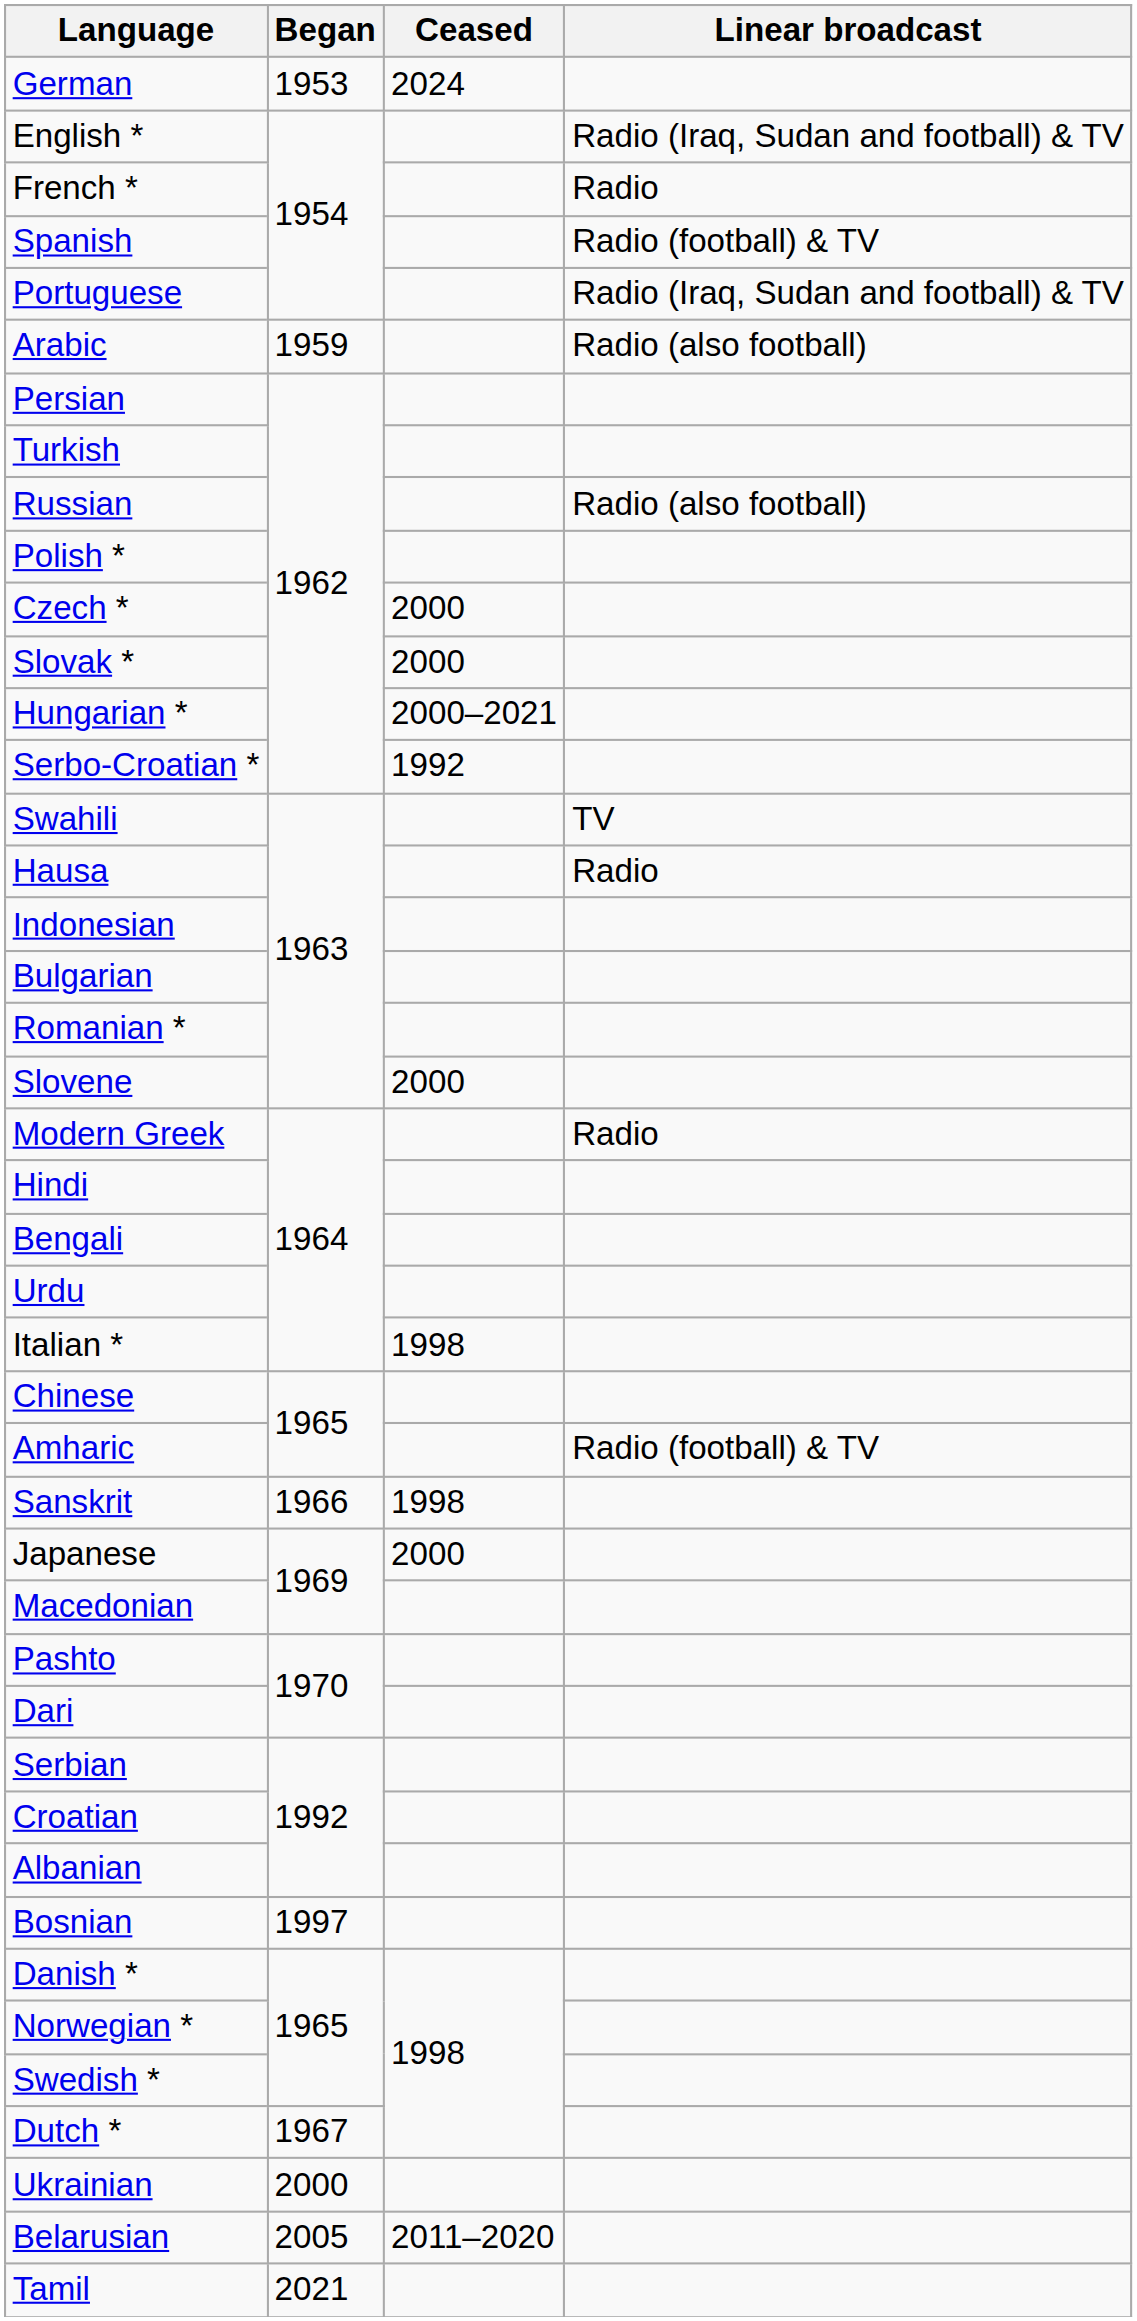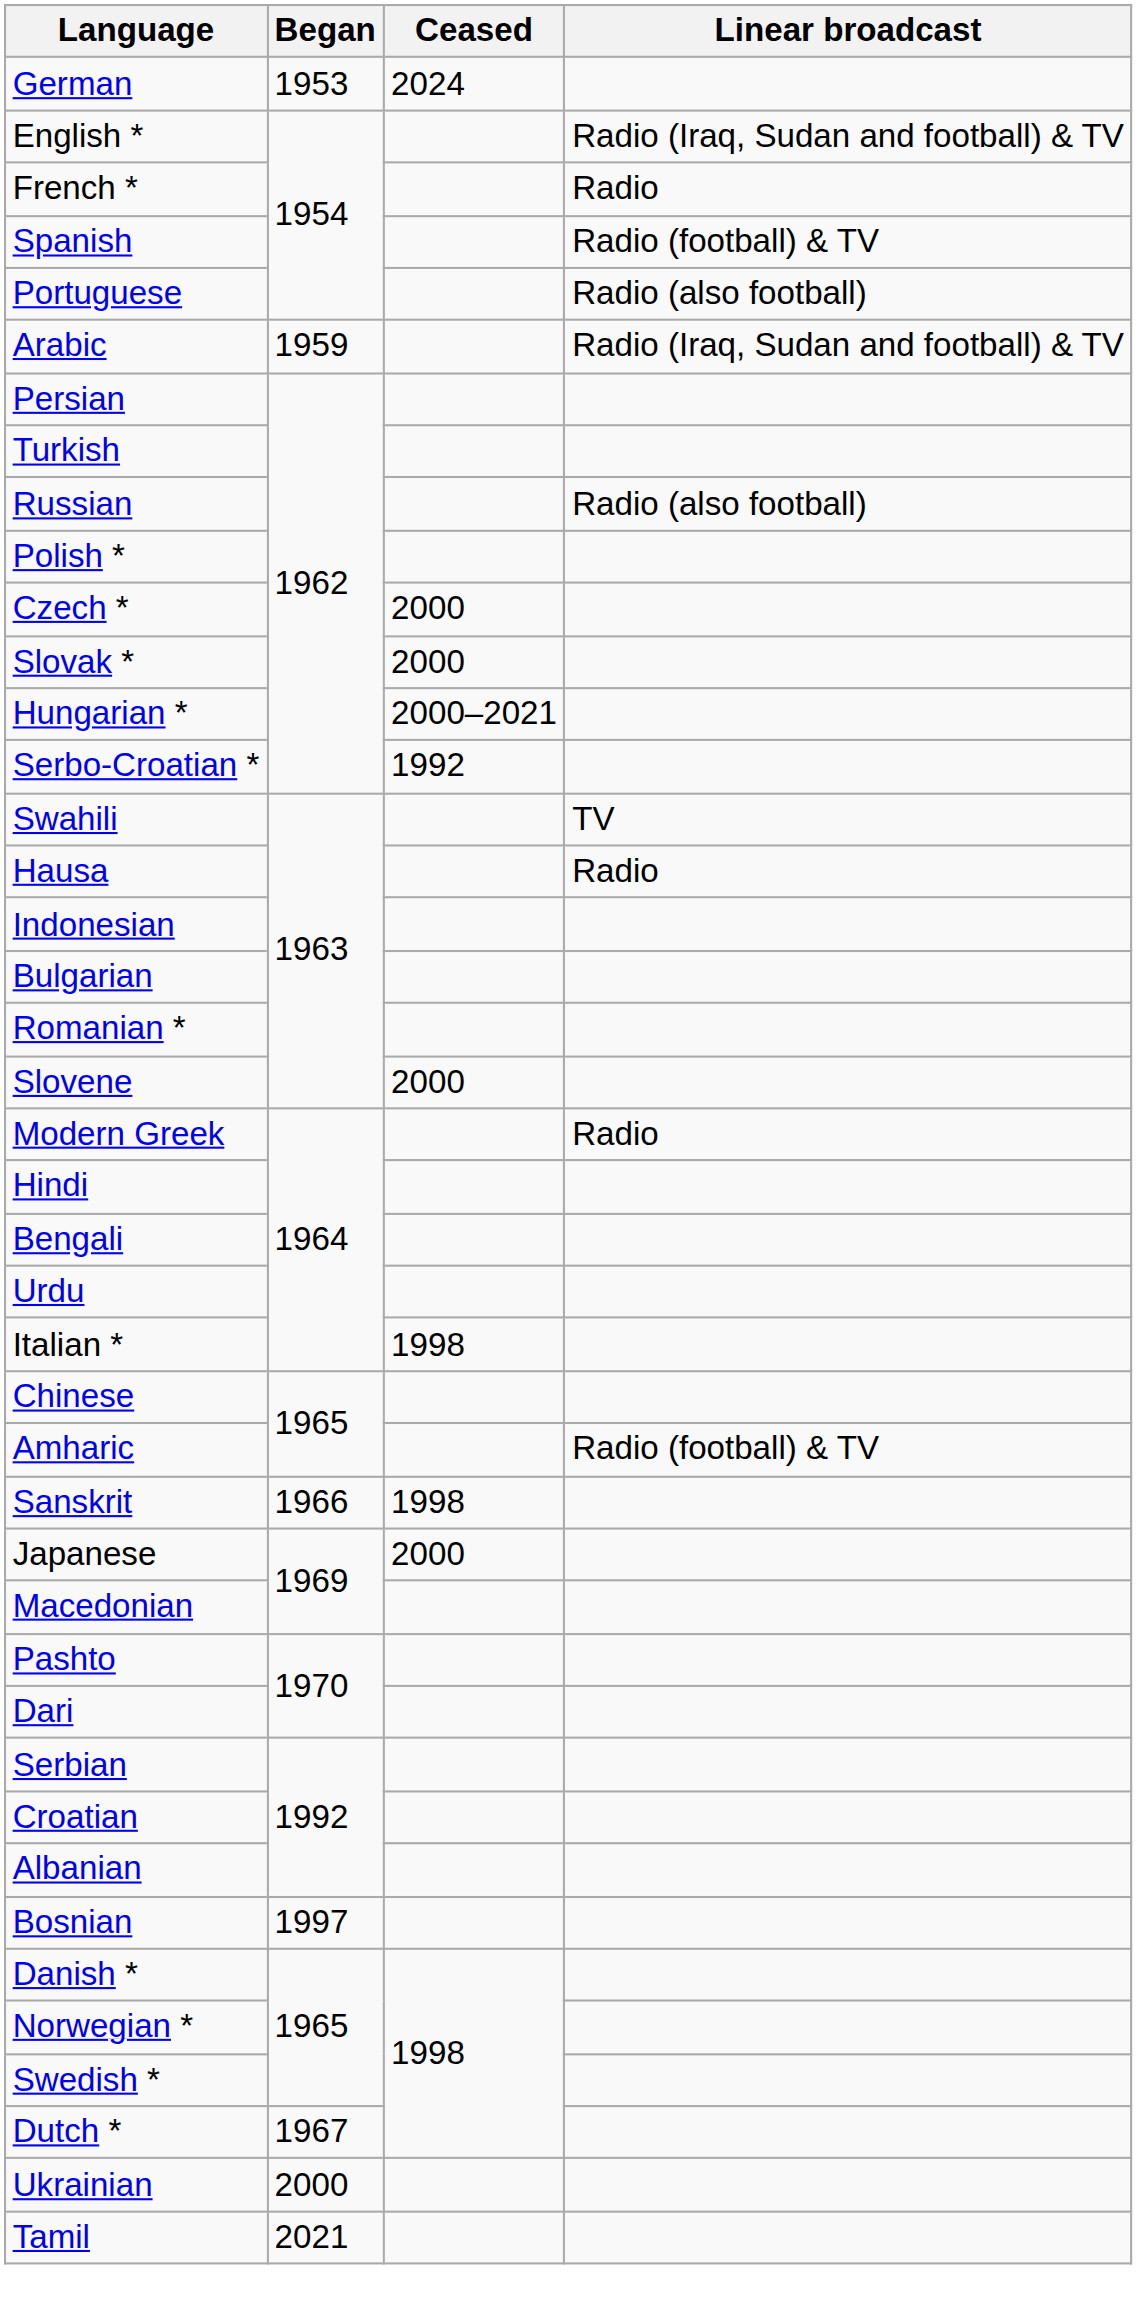(848, 293) Radio (Iraq, Sudan and football) & TV -> (719, 293) Radio (also football)
(719, 345) Radio (also football) -> (848, 345) Radio (Iraq, Sudan and football) & TV
- row: (91, 2236)
